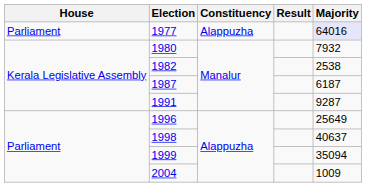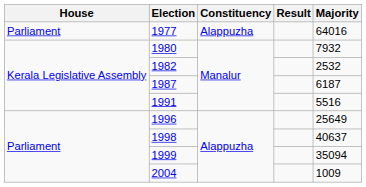(331, 31) lavender background -> (331, 31) no background
(328, 66) 2538 -> (328, 66) 2532
(328, 102) 9287 -> (328, 102) 5516
